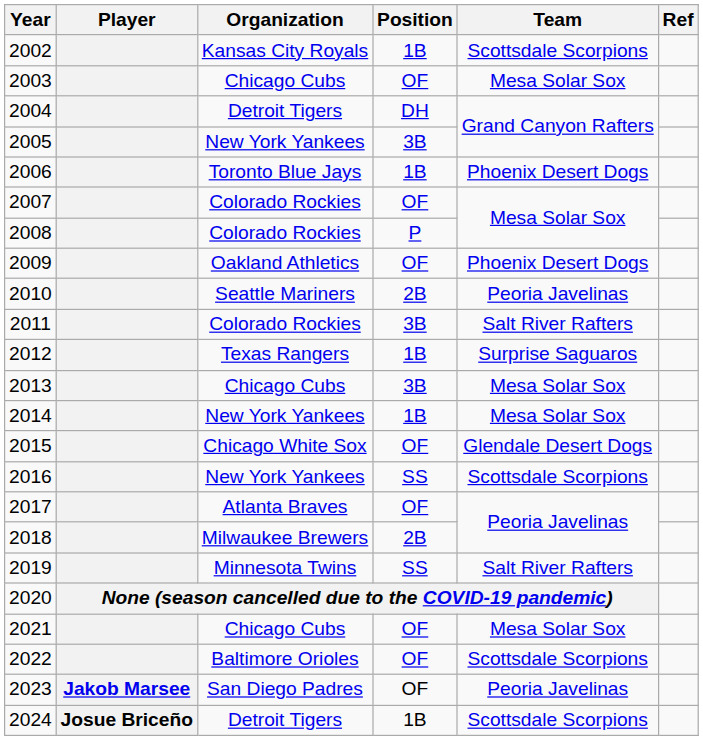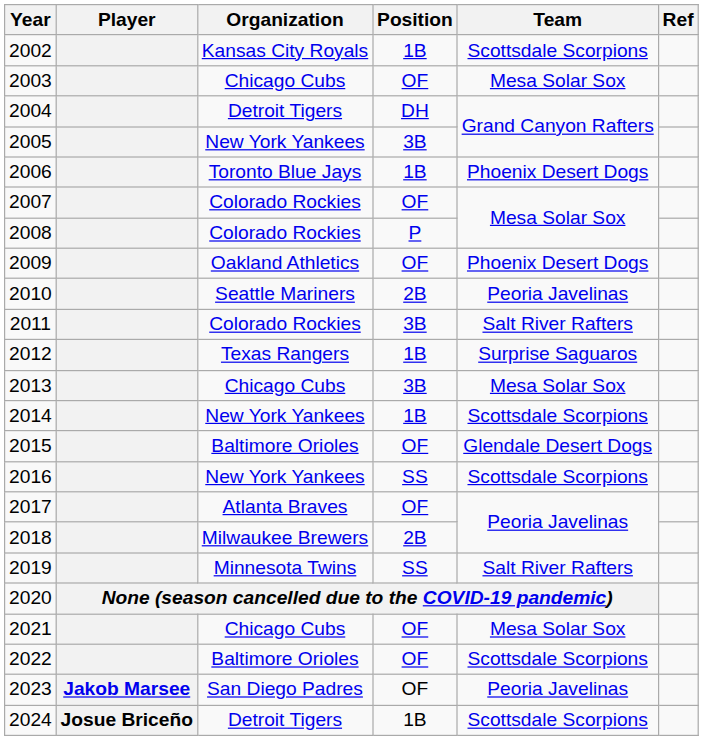(558, 415) Mesa Solar Sox -> (558, 415) Scottsdale Scorpions
(285, 446) Chicago White Sox -> (285, 446) Baltimore Orioles
